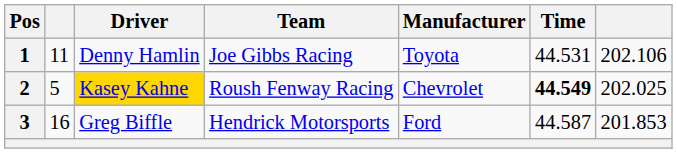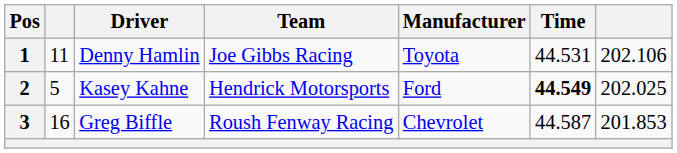(134, 88) gold background -> (134, 88) no background
(301, 88) Roush Fenway Racing -> (299, 88) Hendrick Motorsports
(443, 88) Chevrolet -> (422, 88) Ford
(299, 122) Hendrick Motorsports -> (301, 122) Roush Fenway Racing
(422, 122) Ford -> (443, 122) Chevrolet
